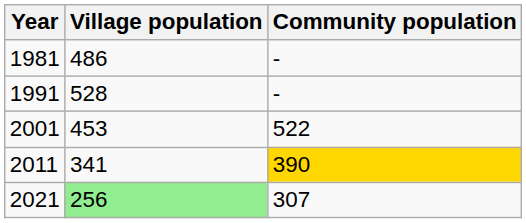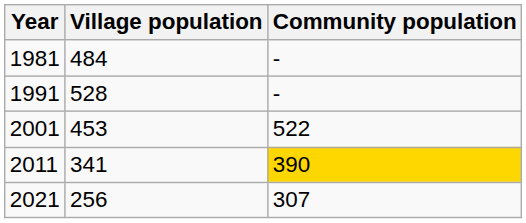(89, 57) 486 -> (89, 57) 484
(89, 199) lightgreen background -> (89, 199) no background
